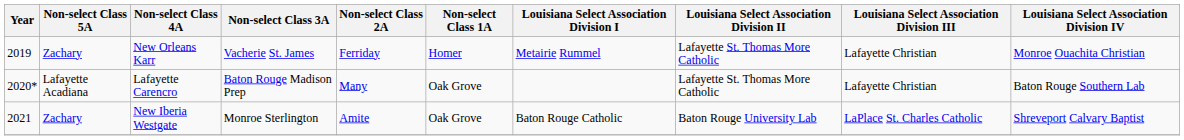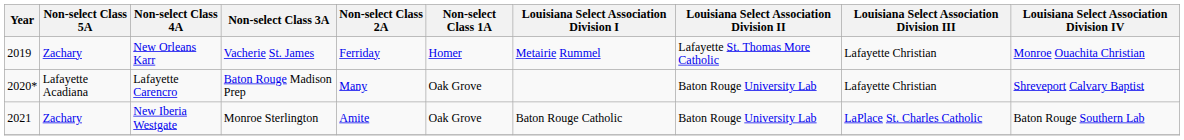(744, 85) Lafayette St. Thomas More Catholic -> (747, 85) Baton Rouge University Lab
(1079, 85) Baton Rouge Southern Lab -> (1079, 85) Shreveport Calvary Baptist
(1079, 118) Shreveport Calvary Baptist -> (1079, 118) Baton Rouge Southern Lab
